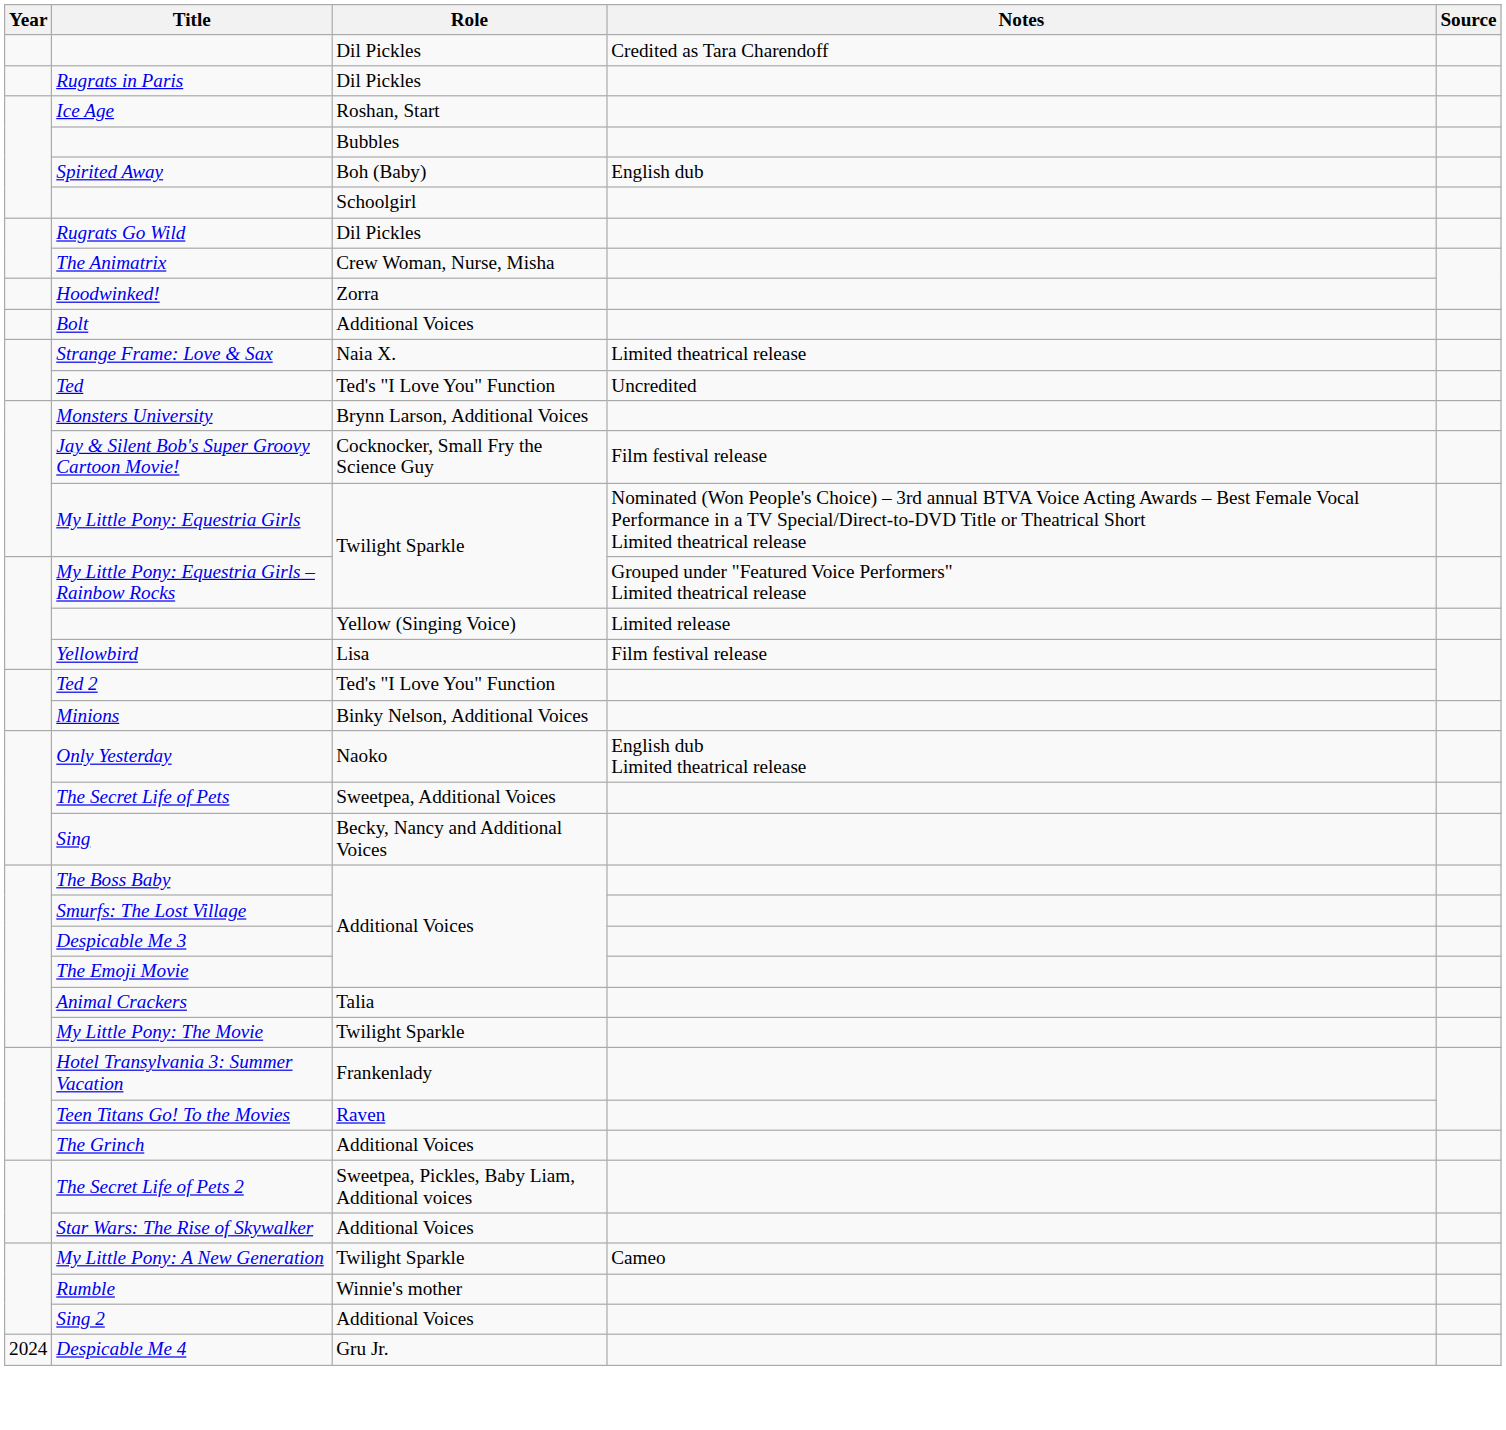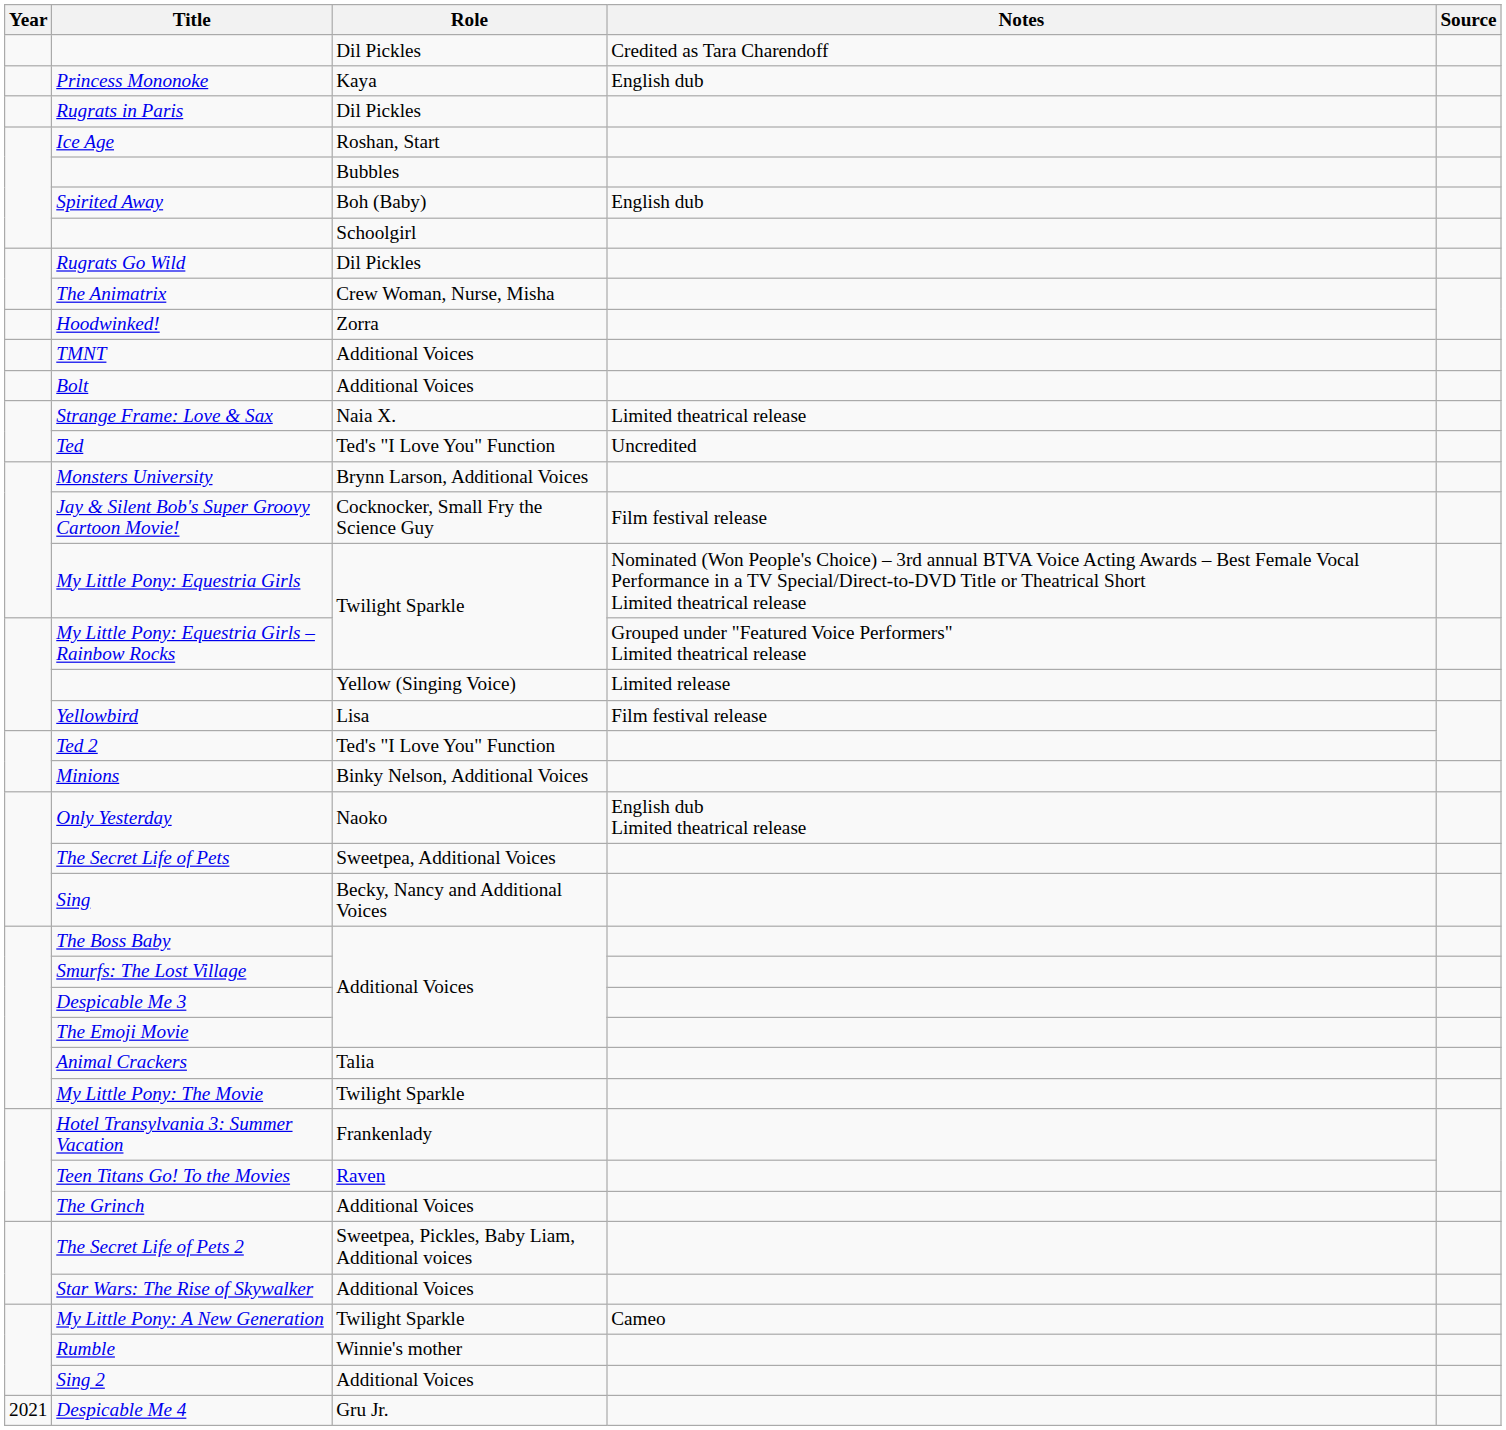+ row: (132, 80)
+ row: (81, 354)
(28, 1349) 2024 -> (28, 1410) 2021
